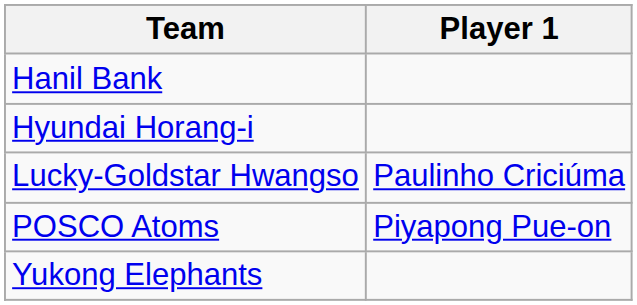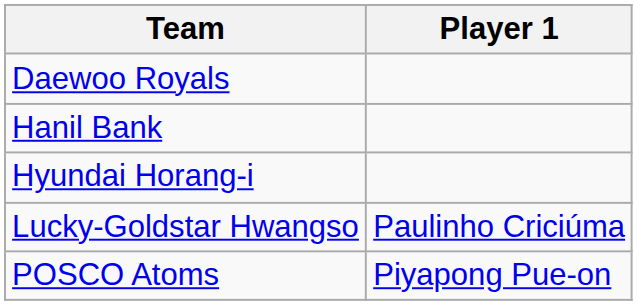+ row: (121, 78)
- row: (137, 275)
